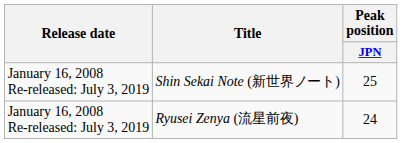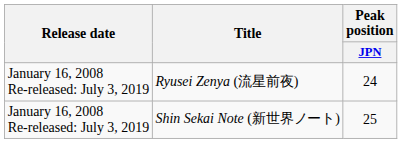rows swapped: (248, 81) <-> (227, 119)
